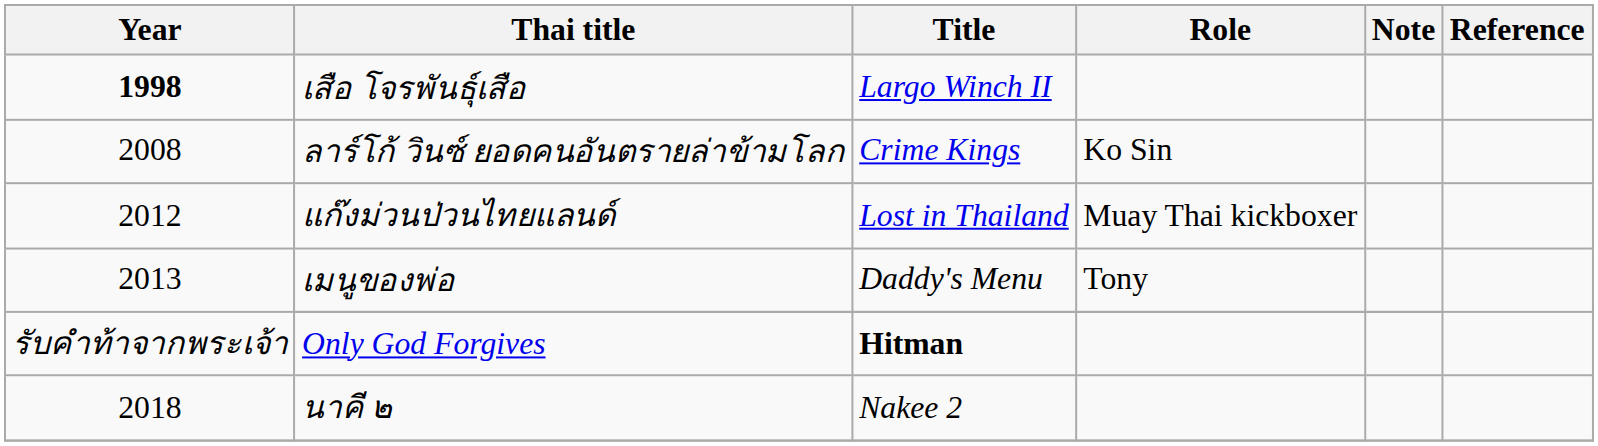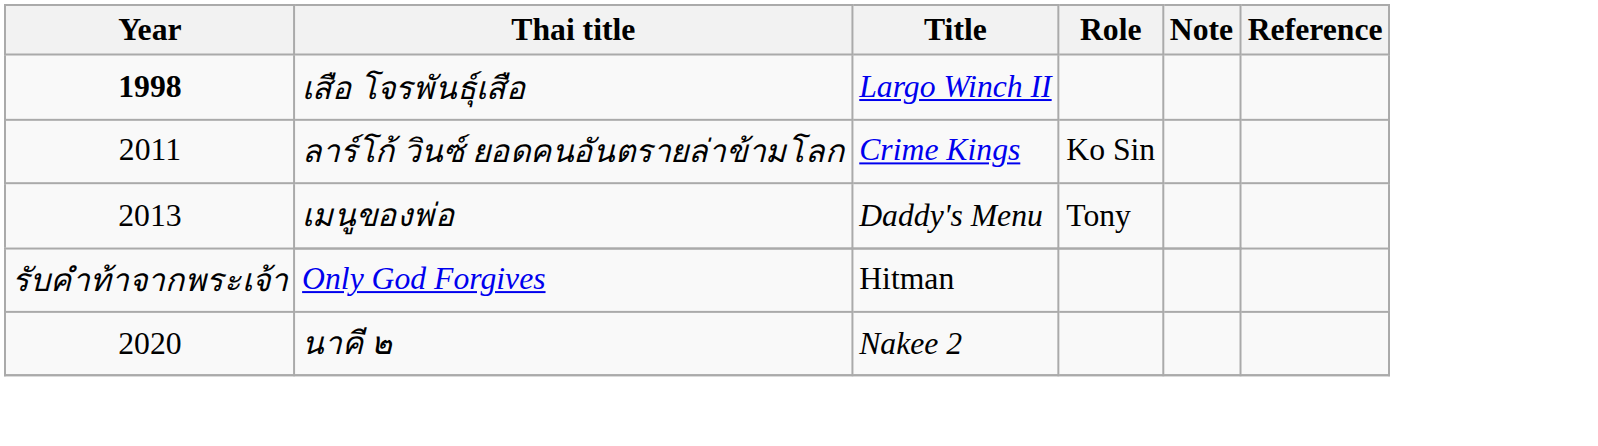(150, 150) 2008 -> (150, 150) 2011
- row: (459, 215)
(911, 343) bold -> (907, 279) normal
(150, 407) 2018 -> (150, 343) 2020
